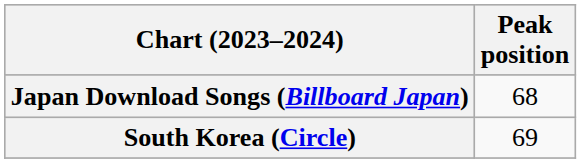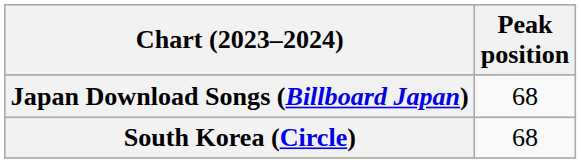(525, 137) 69 -> (525, 137) 68
